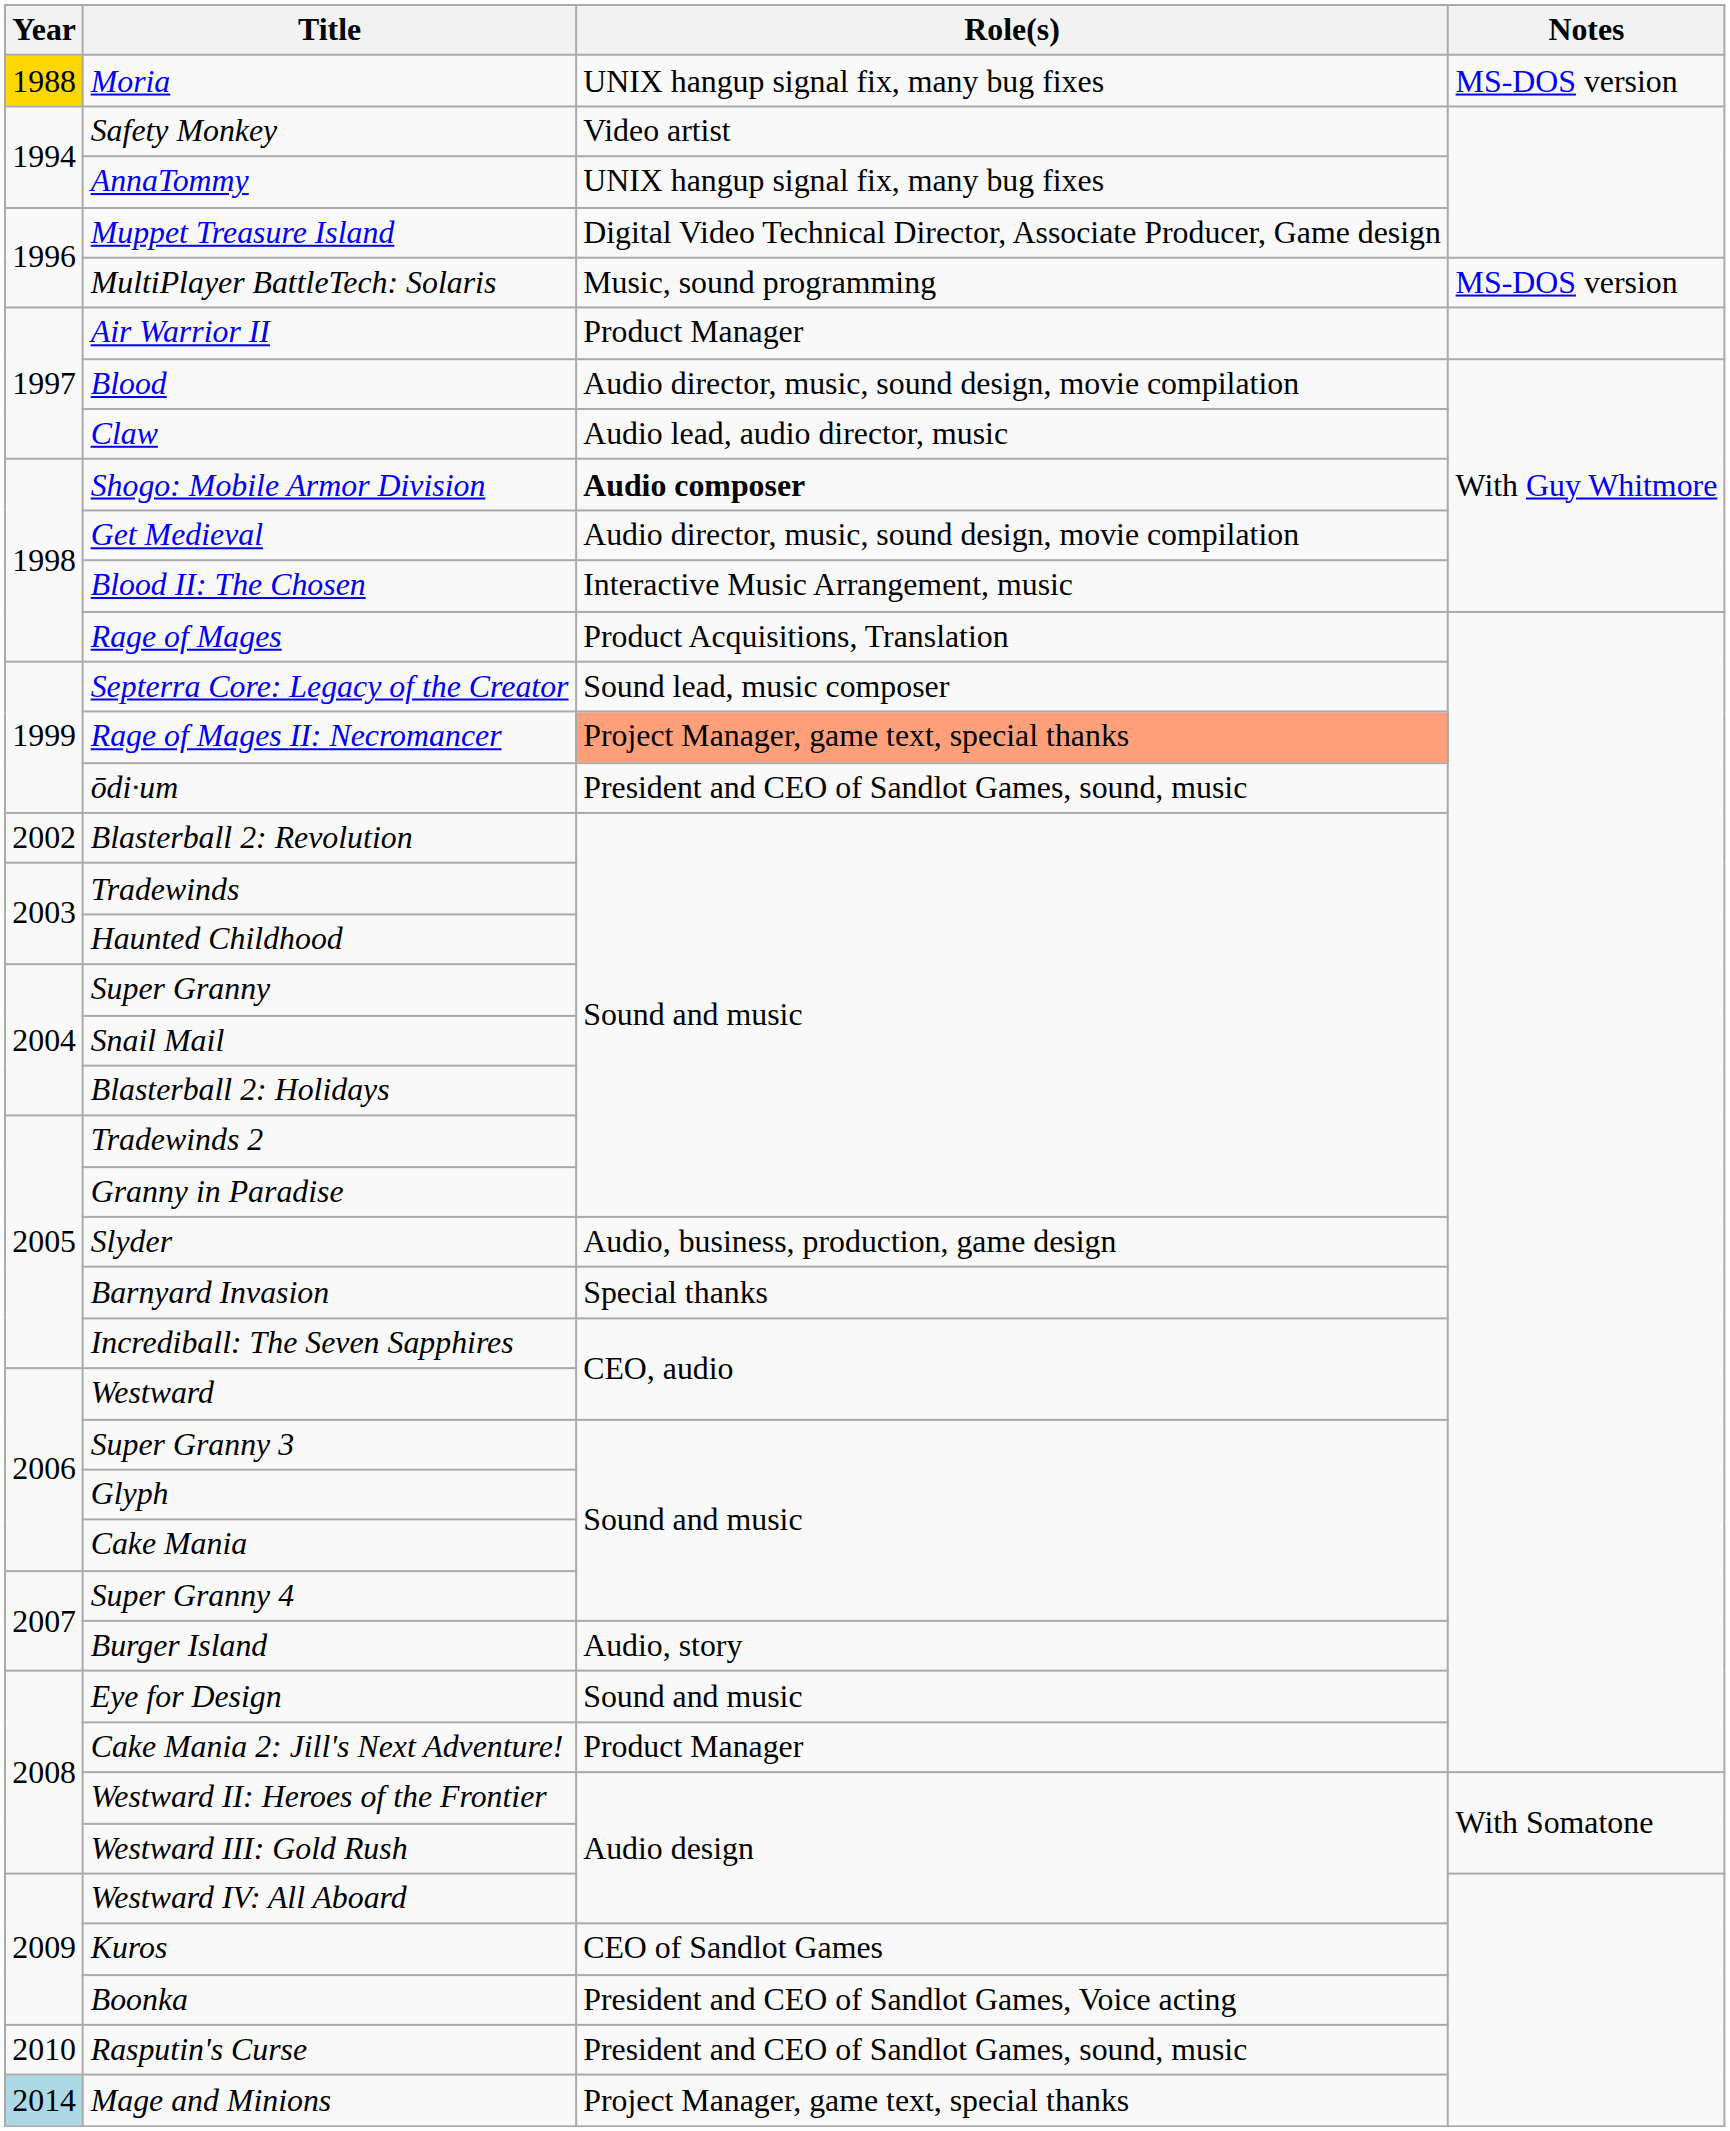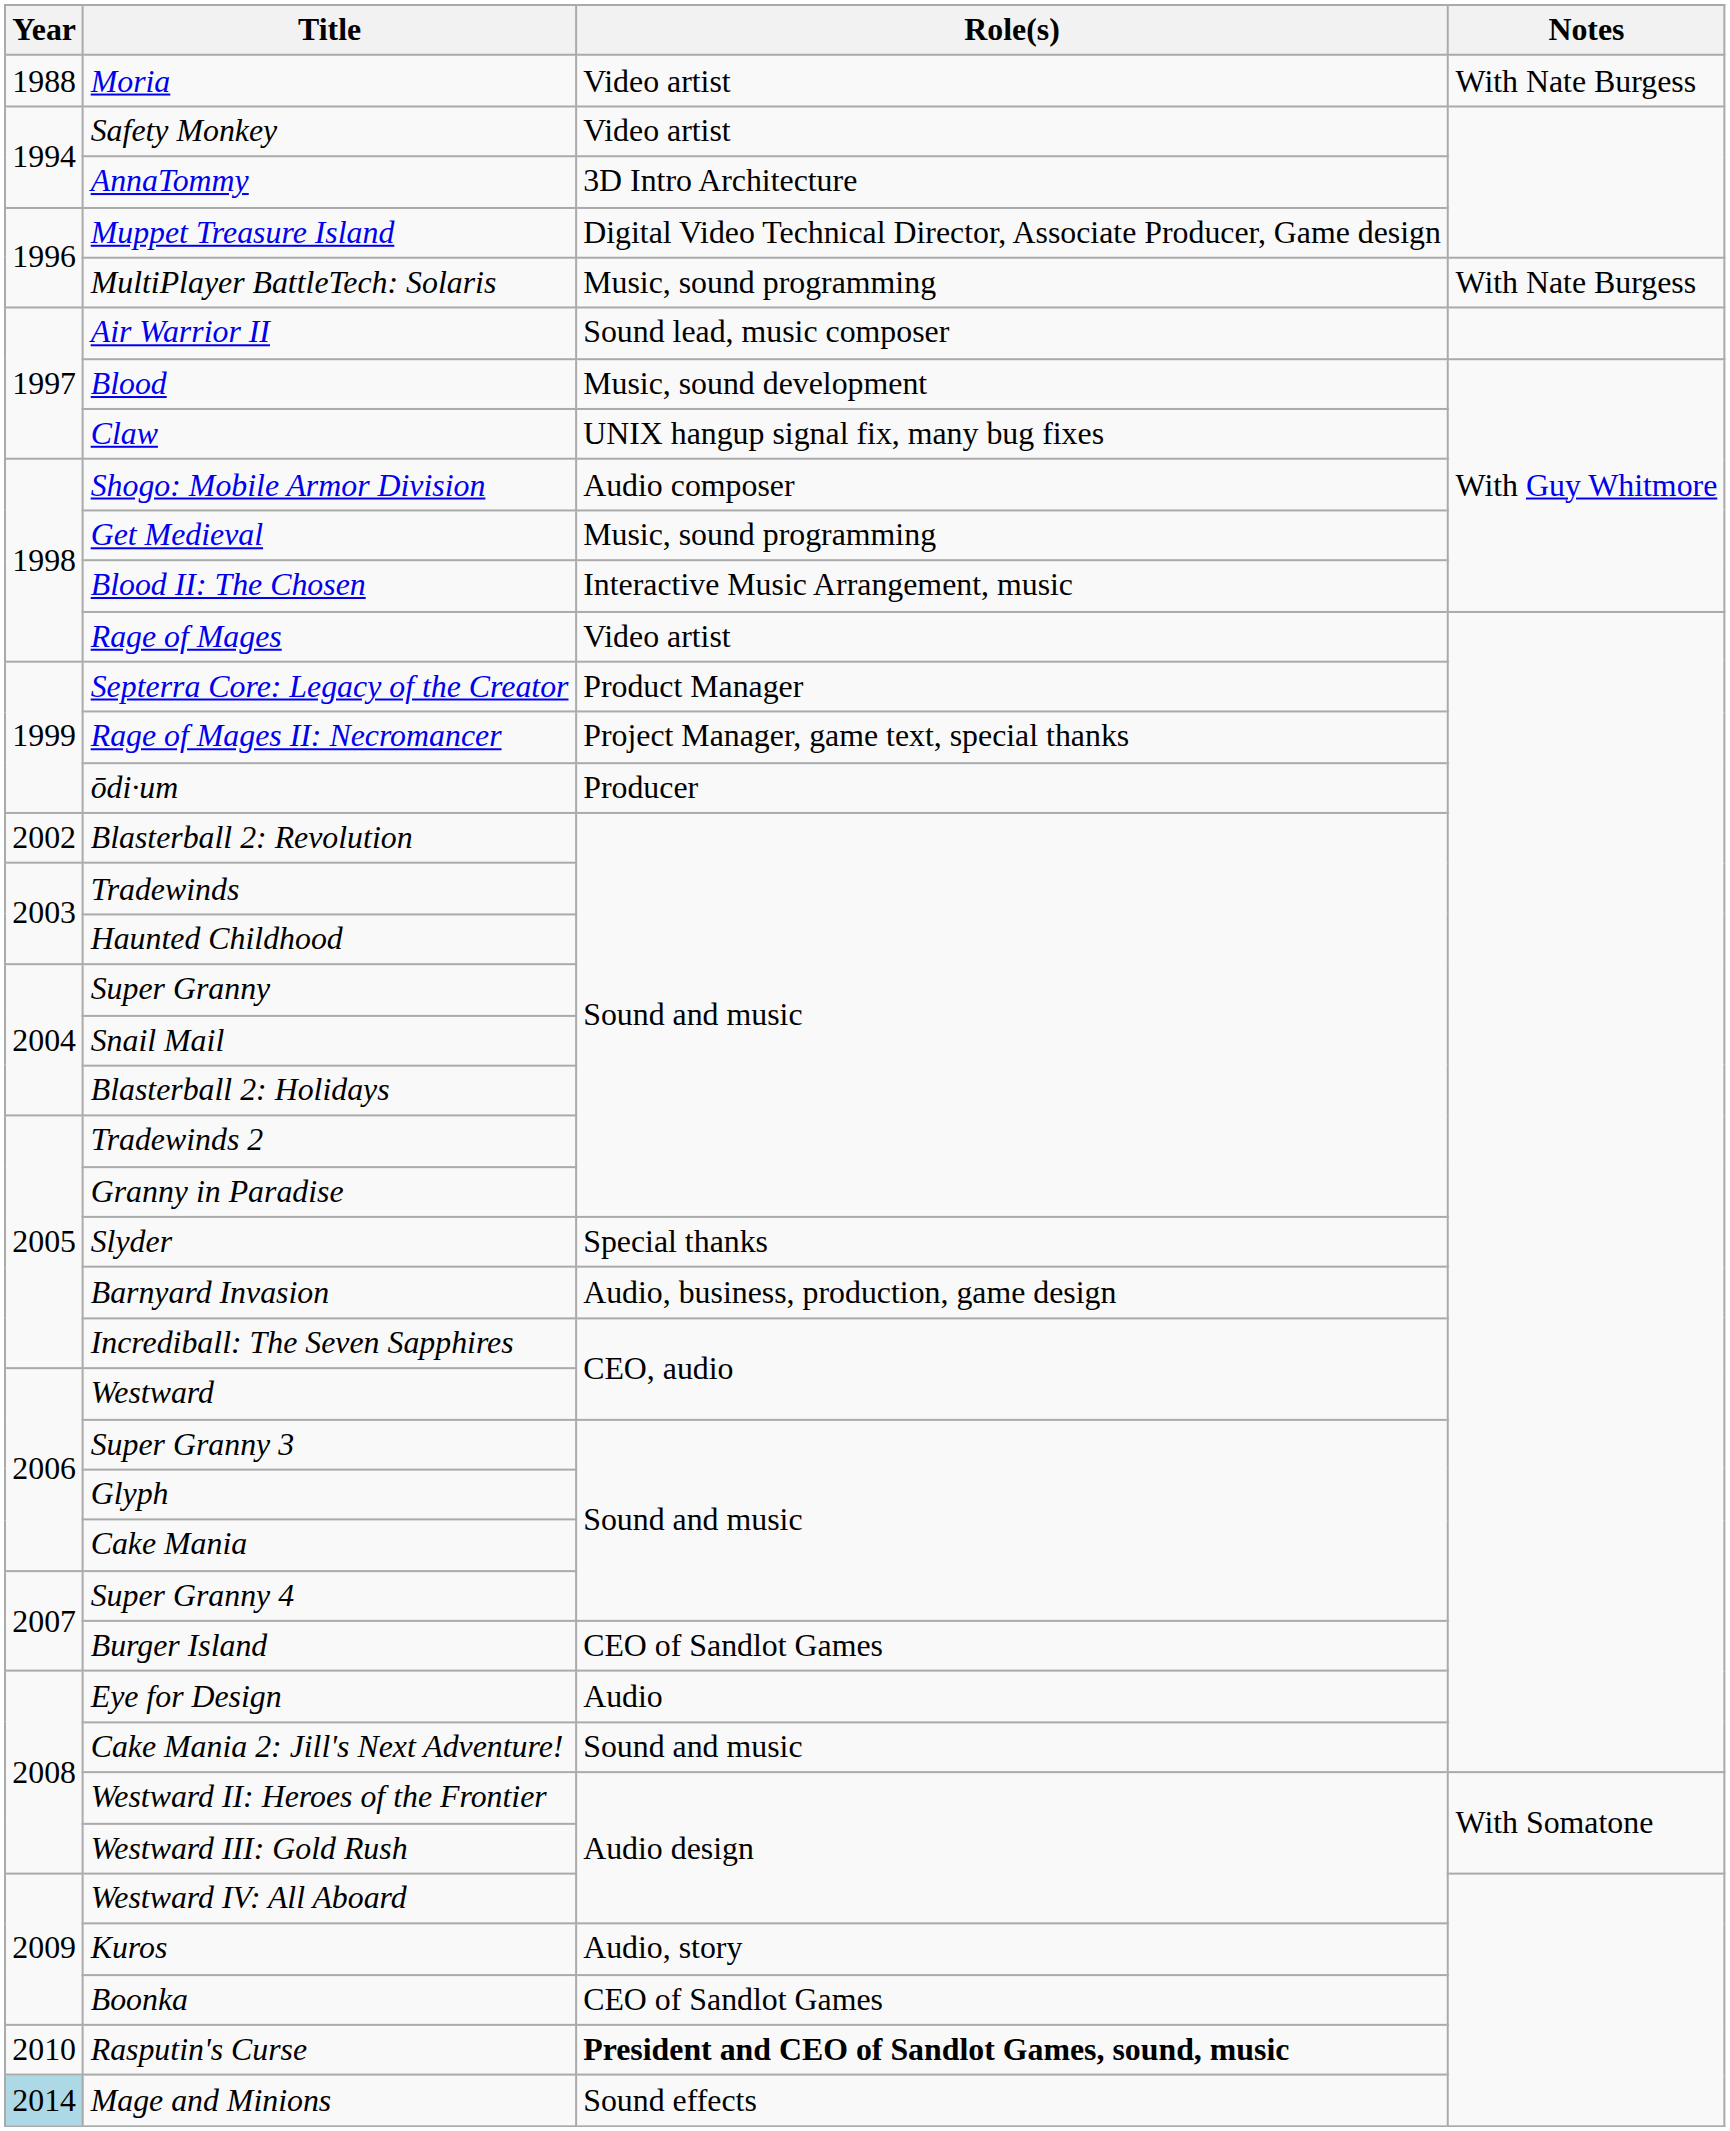(44, 80) gold background -> (44, 80) no background
(844, 80) UNIX hangup signal fix, many bug fixes -> (657, 80) Video artist
(1567, 80) MS-DOS version -> (1576, 80) With Nate Burgess
(844, 181) UNIX hangup signal fix, many bug fixes -> (720, 181) 3D Intro Architecture
(1567, 282) MS-DOS version -> (1576, 282) With Nate Burgess
(693, 332) Product Manager -> (766, 332) Sound lead, music composer
(941, 383) Audio director, music, sound design, movie compilation -> (755, 383) Music, sound development
(796, 433) Audio lead, audio director, music -> (844, 433) UNIX hangup signal fix, many bug fixes
(694, 484) bold -> (689, 484) normal
(941, 534) Audio director, music, sound design, movie compilation -> (760, 534) Music, sound programming
(796, 635) Product Acquisitions, Translation -> (657, 635) Video artist
(766, 686) Sound lead, music composer -> (693, 686) Product Manager
(856, 736) lightsalmon background -> (856, 736) no background
(915, 787) President and CEO of Sandlot Games, sound, music -> (641, 787) Producer
(850, 1241) Audio, business, production, game design -> (676, 1241) Special thanks
(676, 1292) Special thanks -> (850, 1292) Audio, business, production, game design
(663, 1645) Audio, story -> (733, 1645) CEO of Sandlot Games
(693, 1696) Sound and music -> (623, 1696) Audio
(693, 1746) Product Manager -> (693, 1746) Sound and music
(733, 1948) CEO of Sandlot Games -> (663, 1948) Audio, story
(910, 1999) President and CEO of Sandlot Games, Voice acting -> (733, 1999) CEO of Sandlot Games
(915, 2049) normal -> (936, 2049) bold
(856, 2100) Project Manager, game text, special thanks -> (670, 2100) Sound effects
